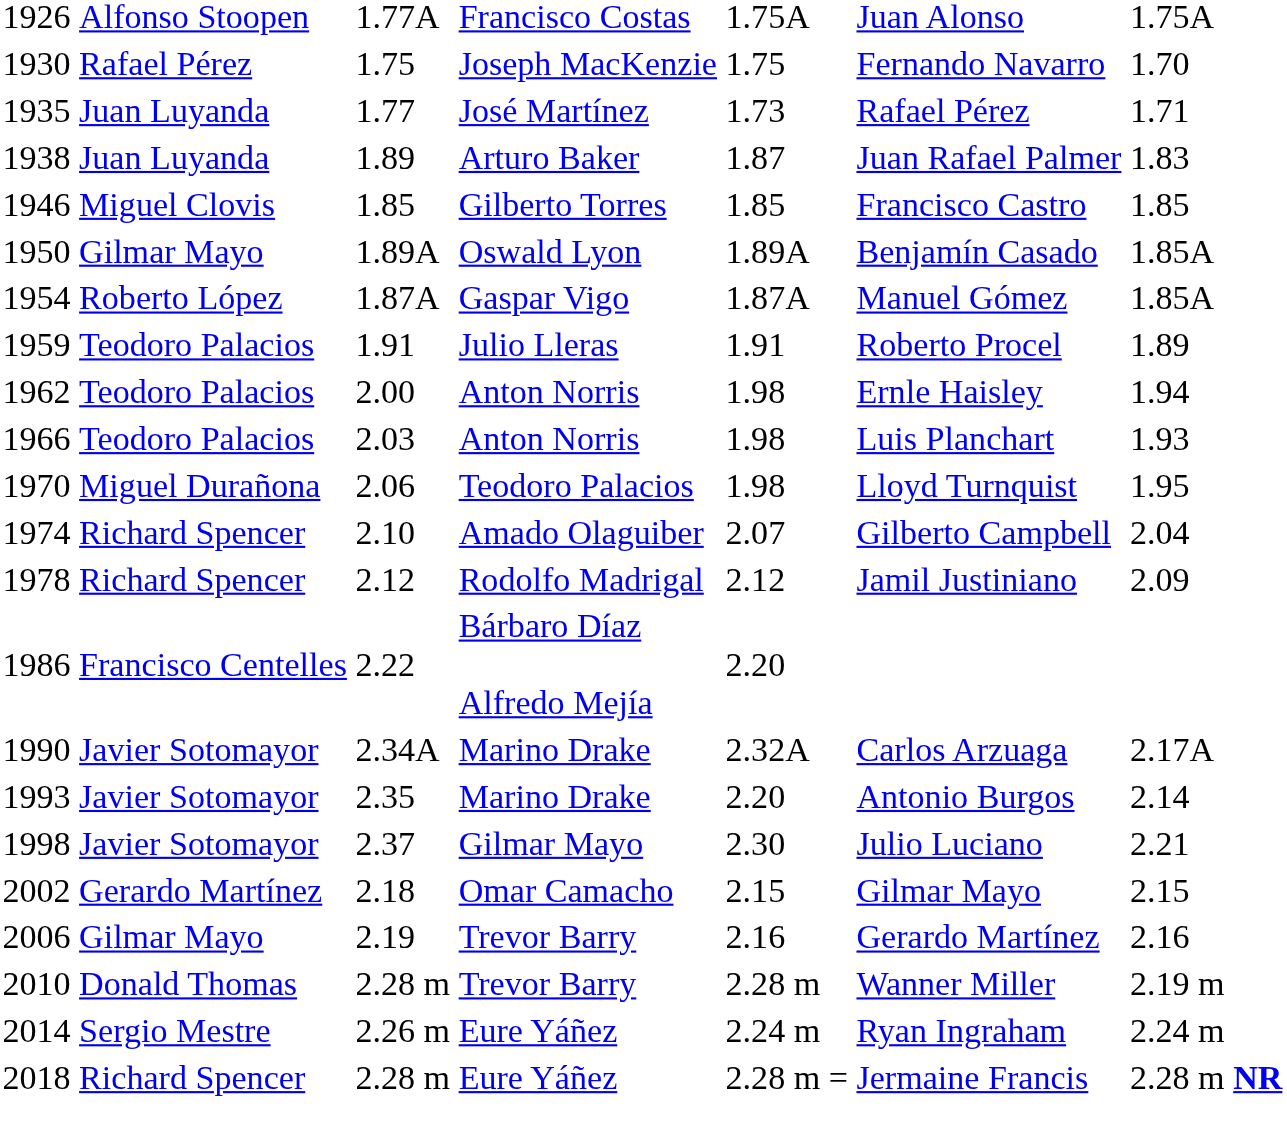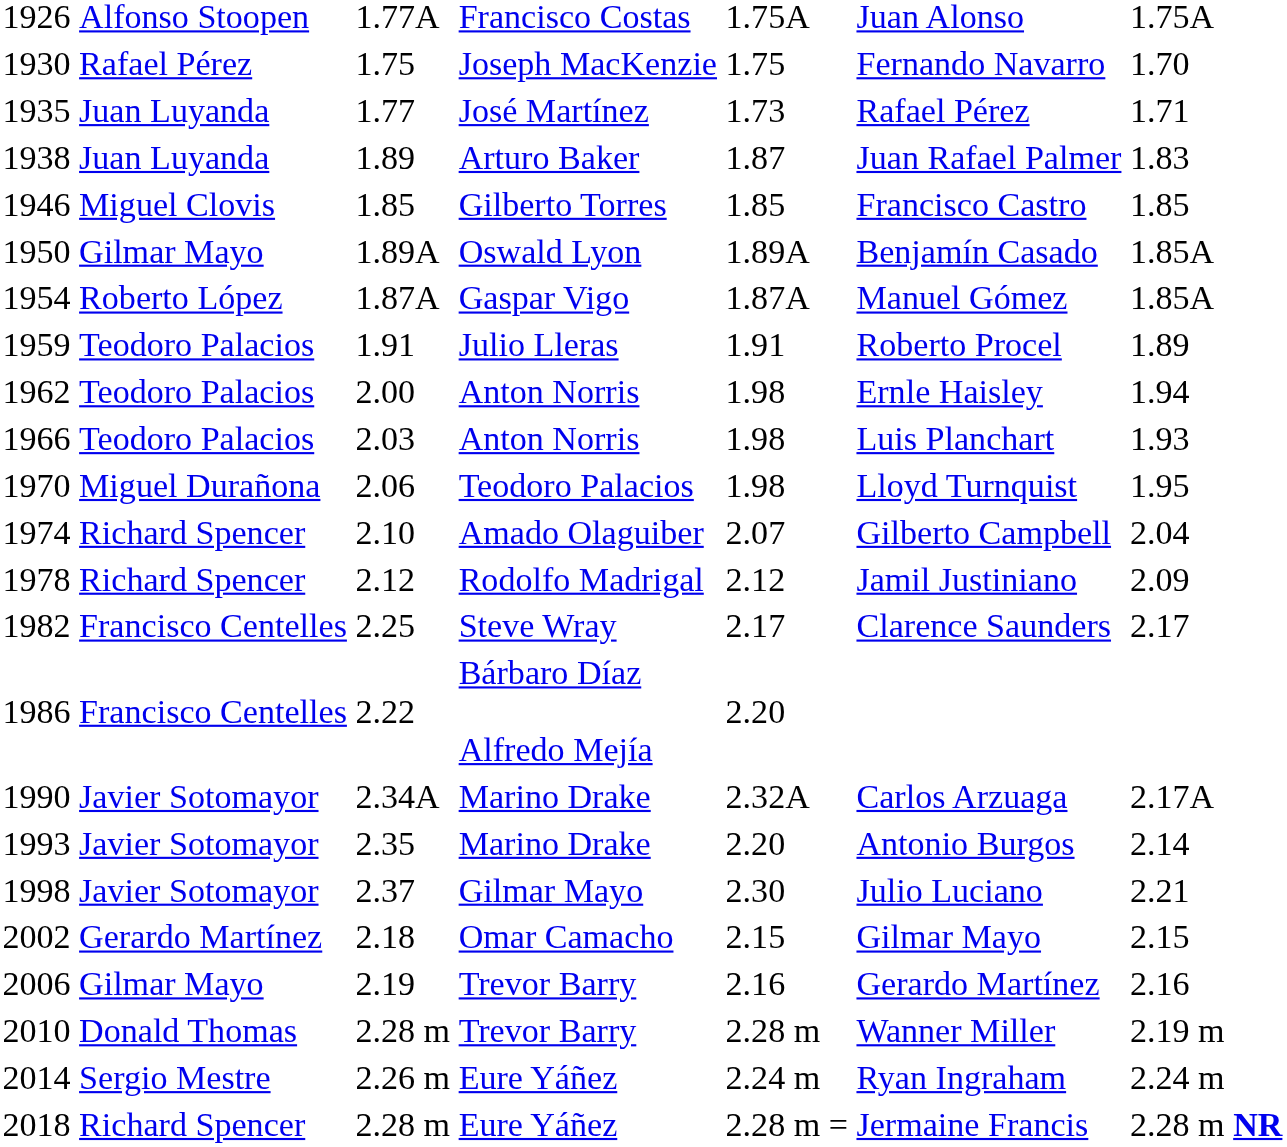+ row: (36, 626)
